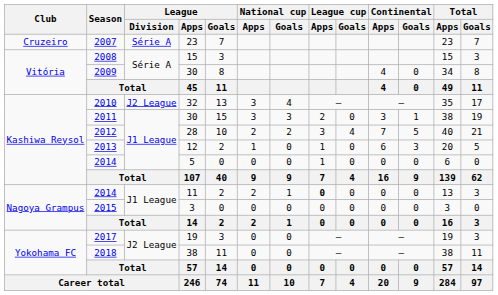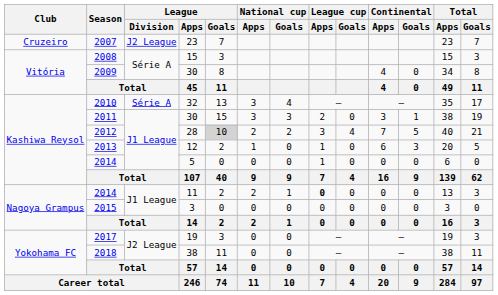(151, 42) Série A -> (151, 42) J2 League
(151, 102) J2 League -> (151, 102) Série A
(221, 132) no background -> (221, 132) lightgrey background
